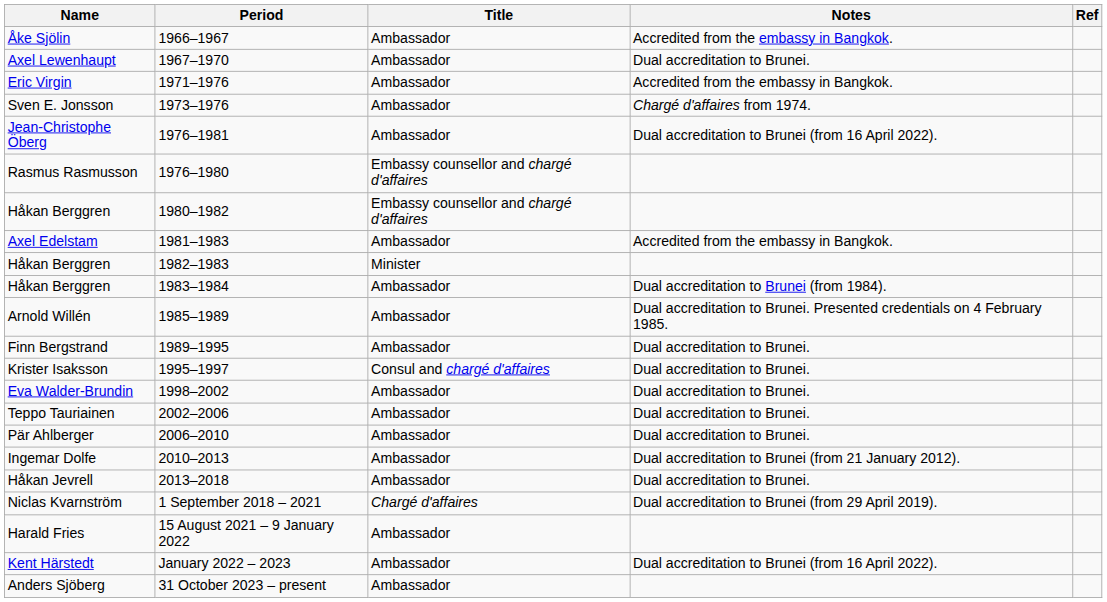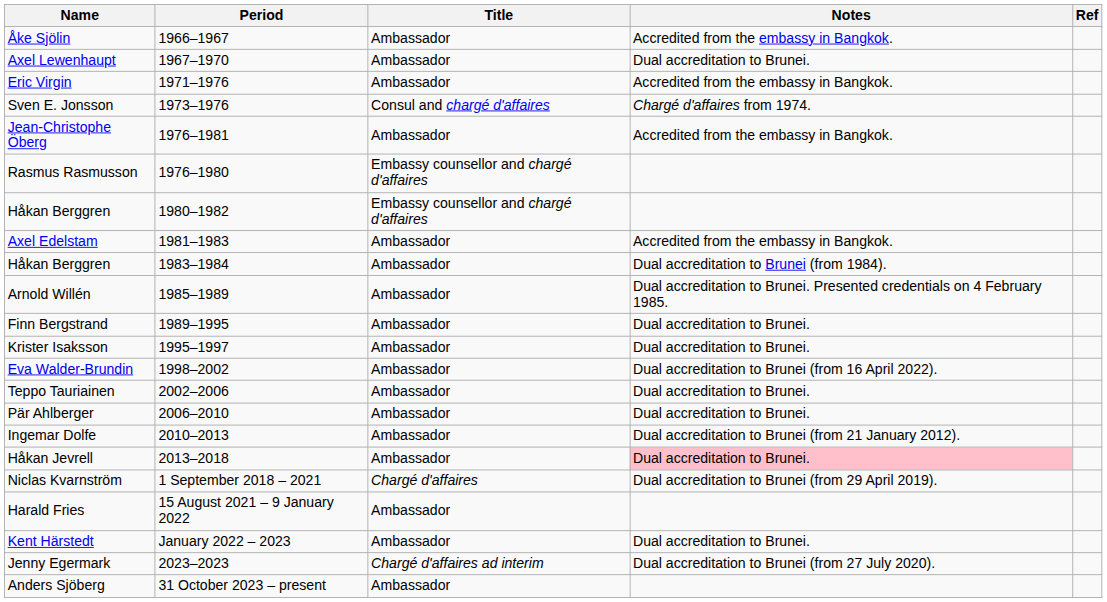(411, 104) Ambassador -> (461, 104) Consul and chargé d'affaires
(785, 135) Dual accreditation to Brunei (from 16 April 2022). -> (763, 135) Accredited from the embassy in Bangkok.
- row: (59, 264)
(461, 369) Consul and chargé d'affaires -> (411, 346) Ambassador
(721, 391) Dual accreditation to Brunei. -> (785, 369) Dual accreditation to Brunei (from 16 April 2022).
(721, 480) no background -> (721, 458) pink background
(785, 563) Dual accreditation to Brunei (from 16 April 2022). -> (721, 541) Dual accreditation to Brunei.
+ row: (59, 563)
